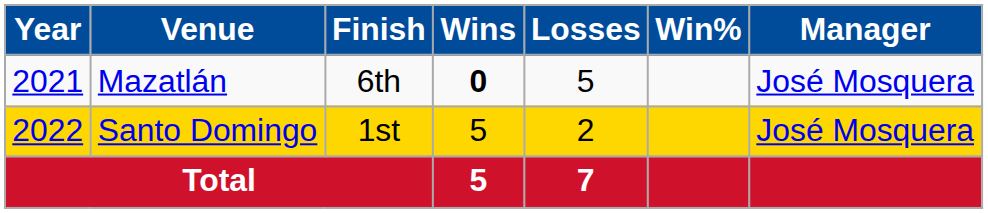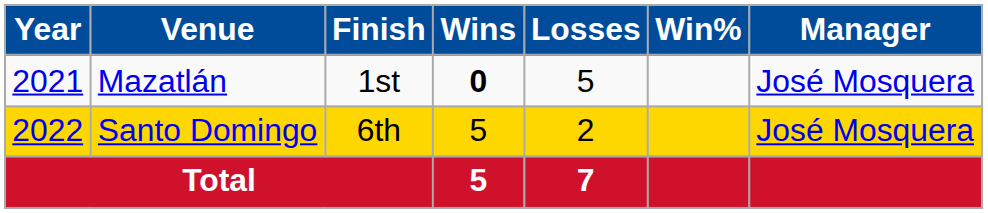(379, 80) 6th -> (379, 80) 1st
(379, 130) 1st -> (379, 130) 6th
